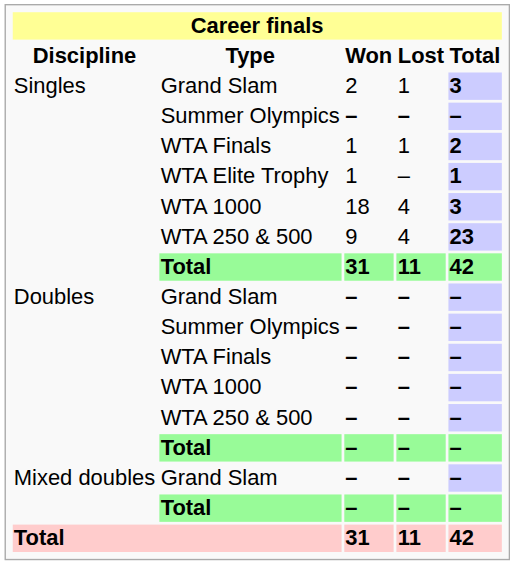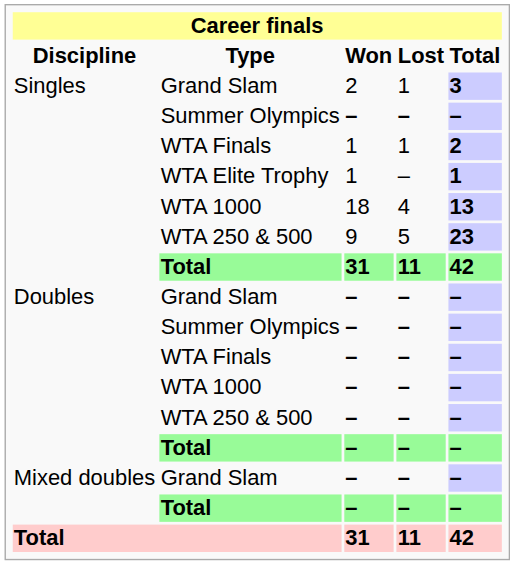(456, 206) 3 -> (462, 206) 13
(404, 236) 4 -> (404, 236) 5
